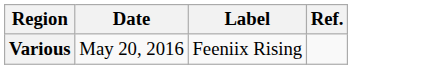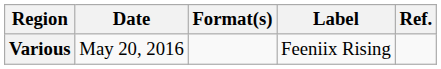+ column: (232, 19)
